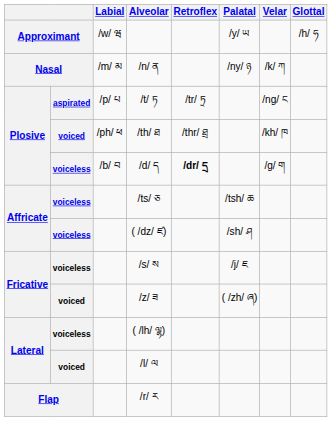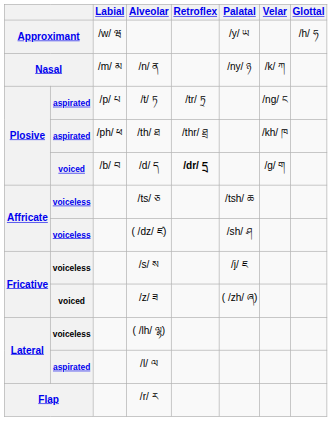(72, 136) voiced -> (72, 136) aspirated
(72, 169) voiceless -> (72, 169) voiced
(72, 367) voiced -> (72, 367) aspirated
